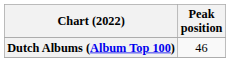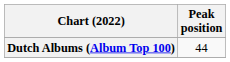(202, 47) 46 -> (202, 47) 44
